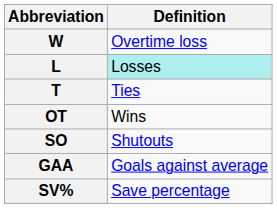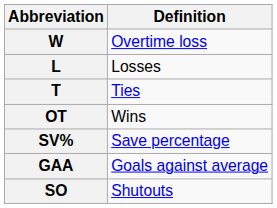(136, 66) paleturquoise background -> (136, 66) no background
rows swapped: (56, 141) <-> (56, 191)
